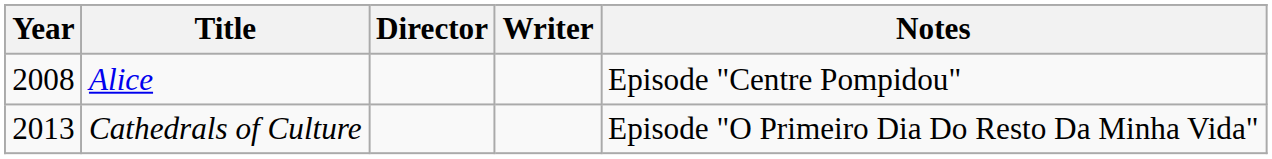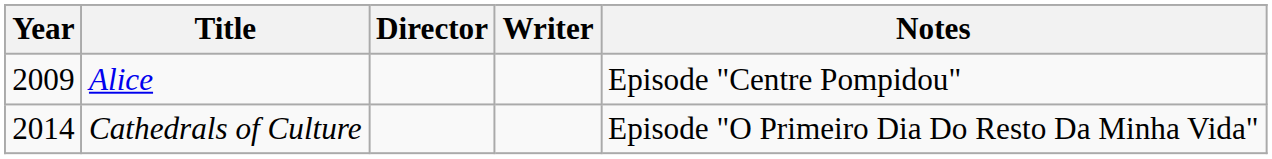(43, 78) 2008 -> (43, 78) 2009
(43, 128) 2013 -> (43, 128) 2014
